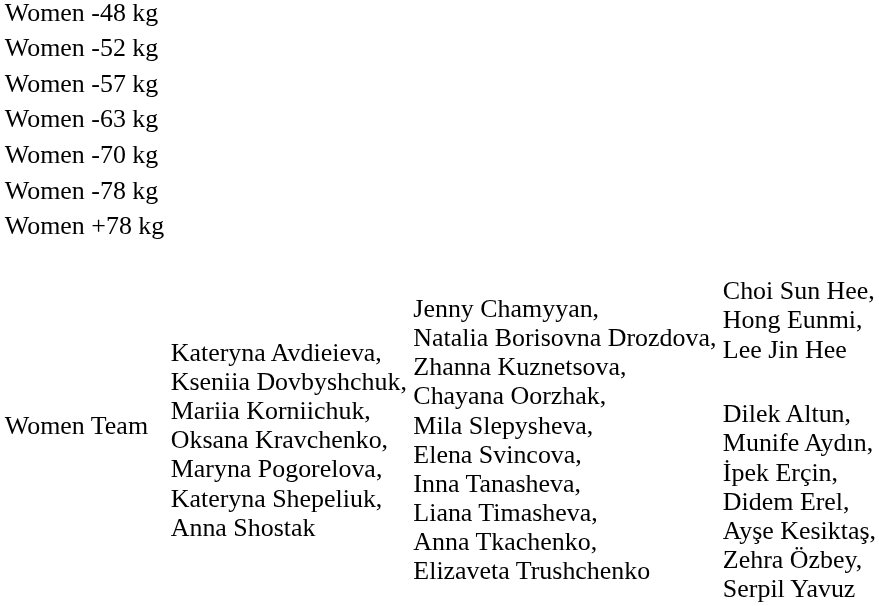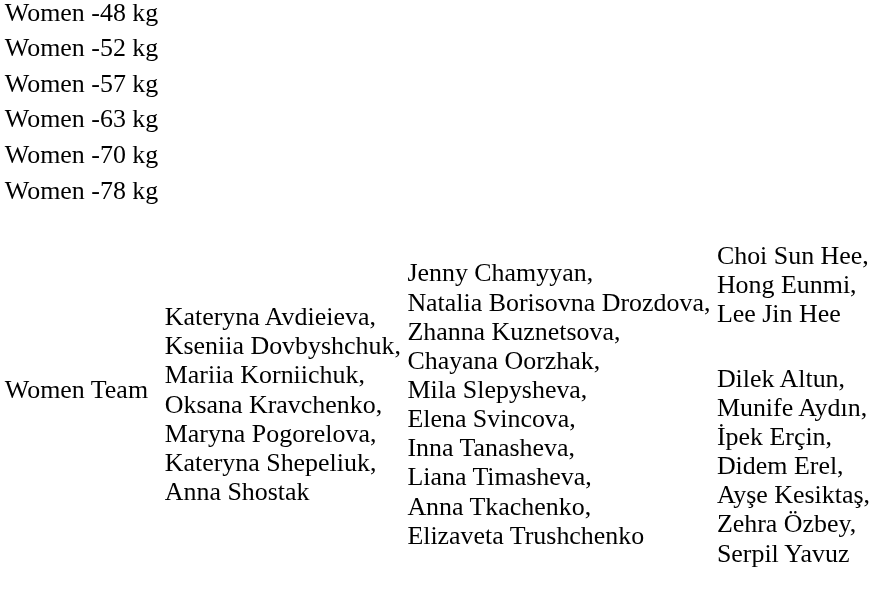- row: (85, 225)
